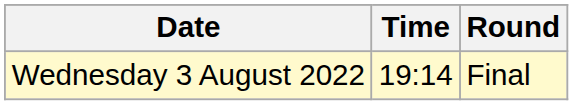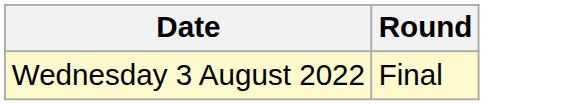- column: (416, 27)
